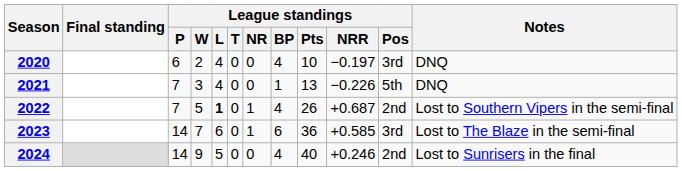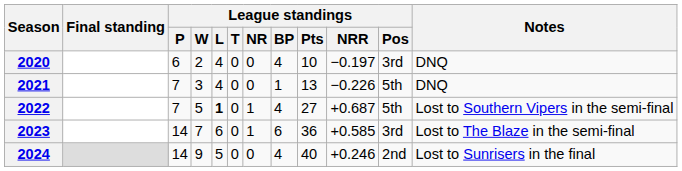(309, 108) 26 -> (309, 108) 27
(394, 108) 2nd -> (392, 108) 5th
